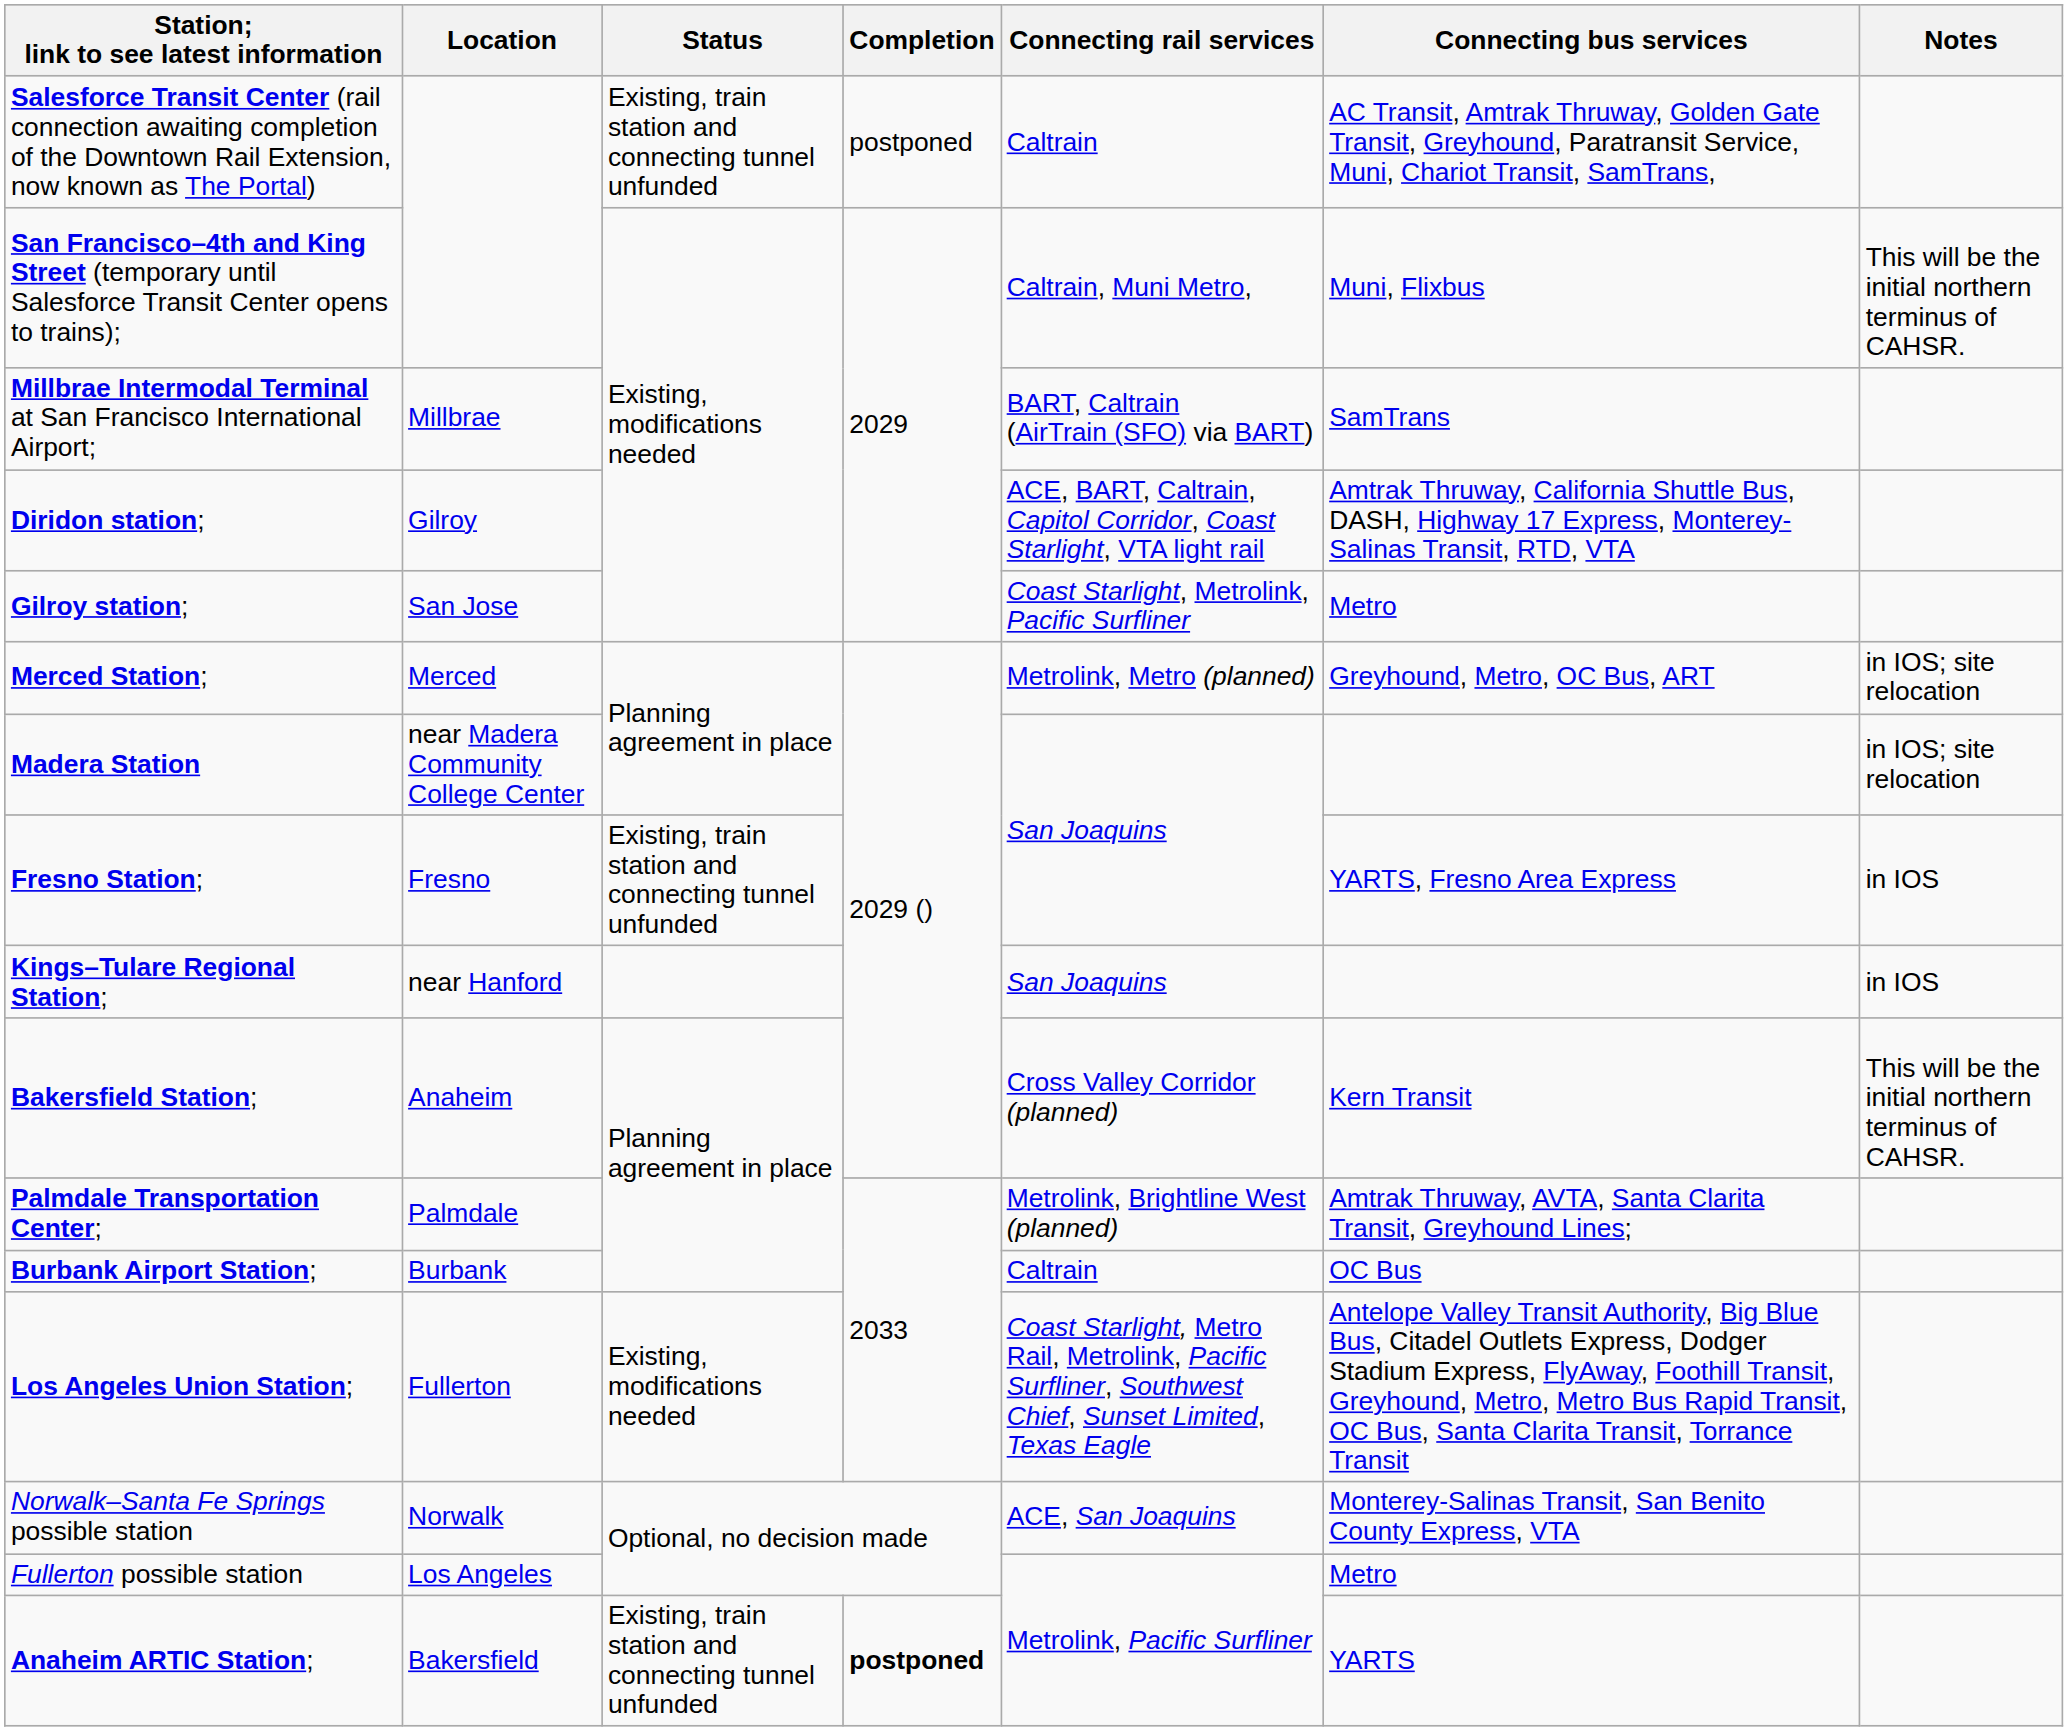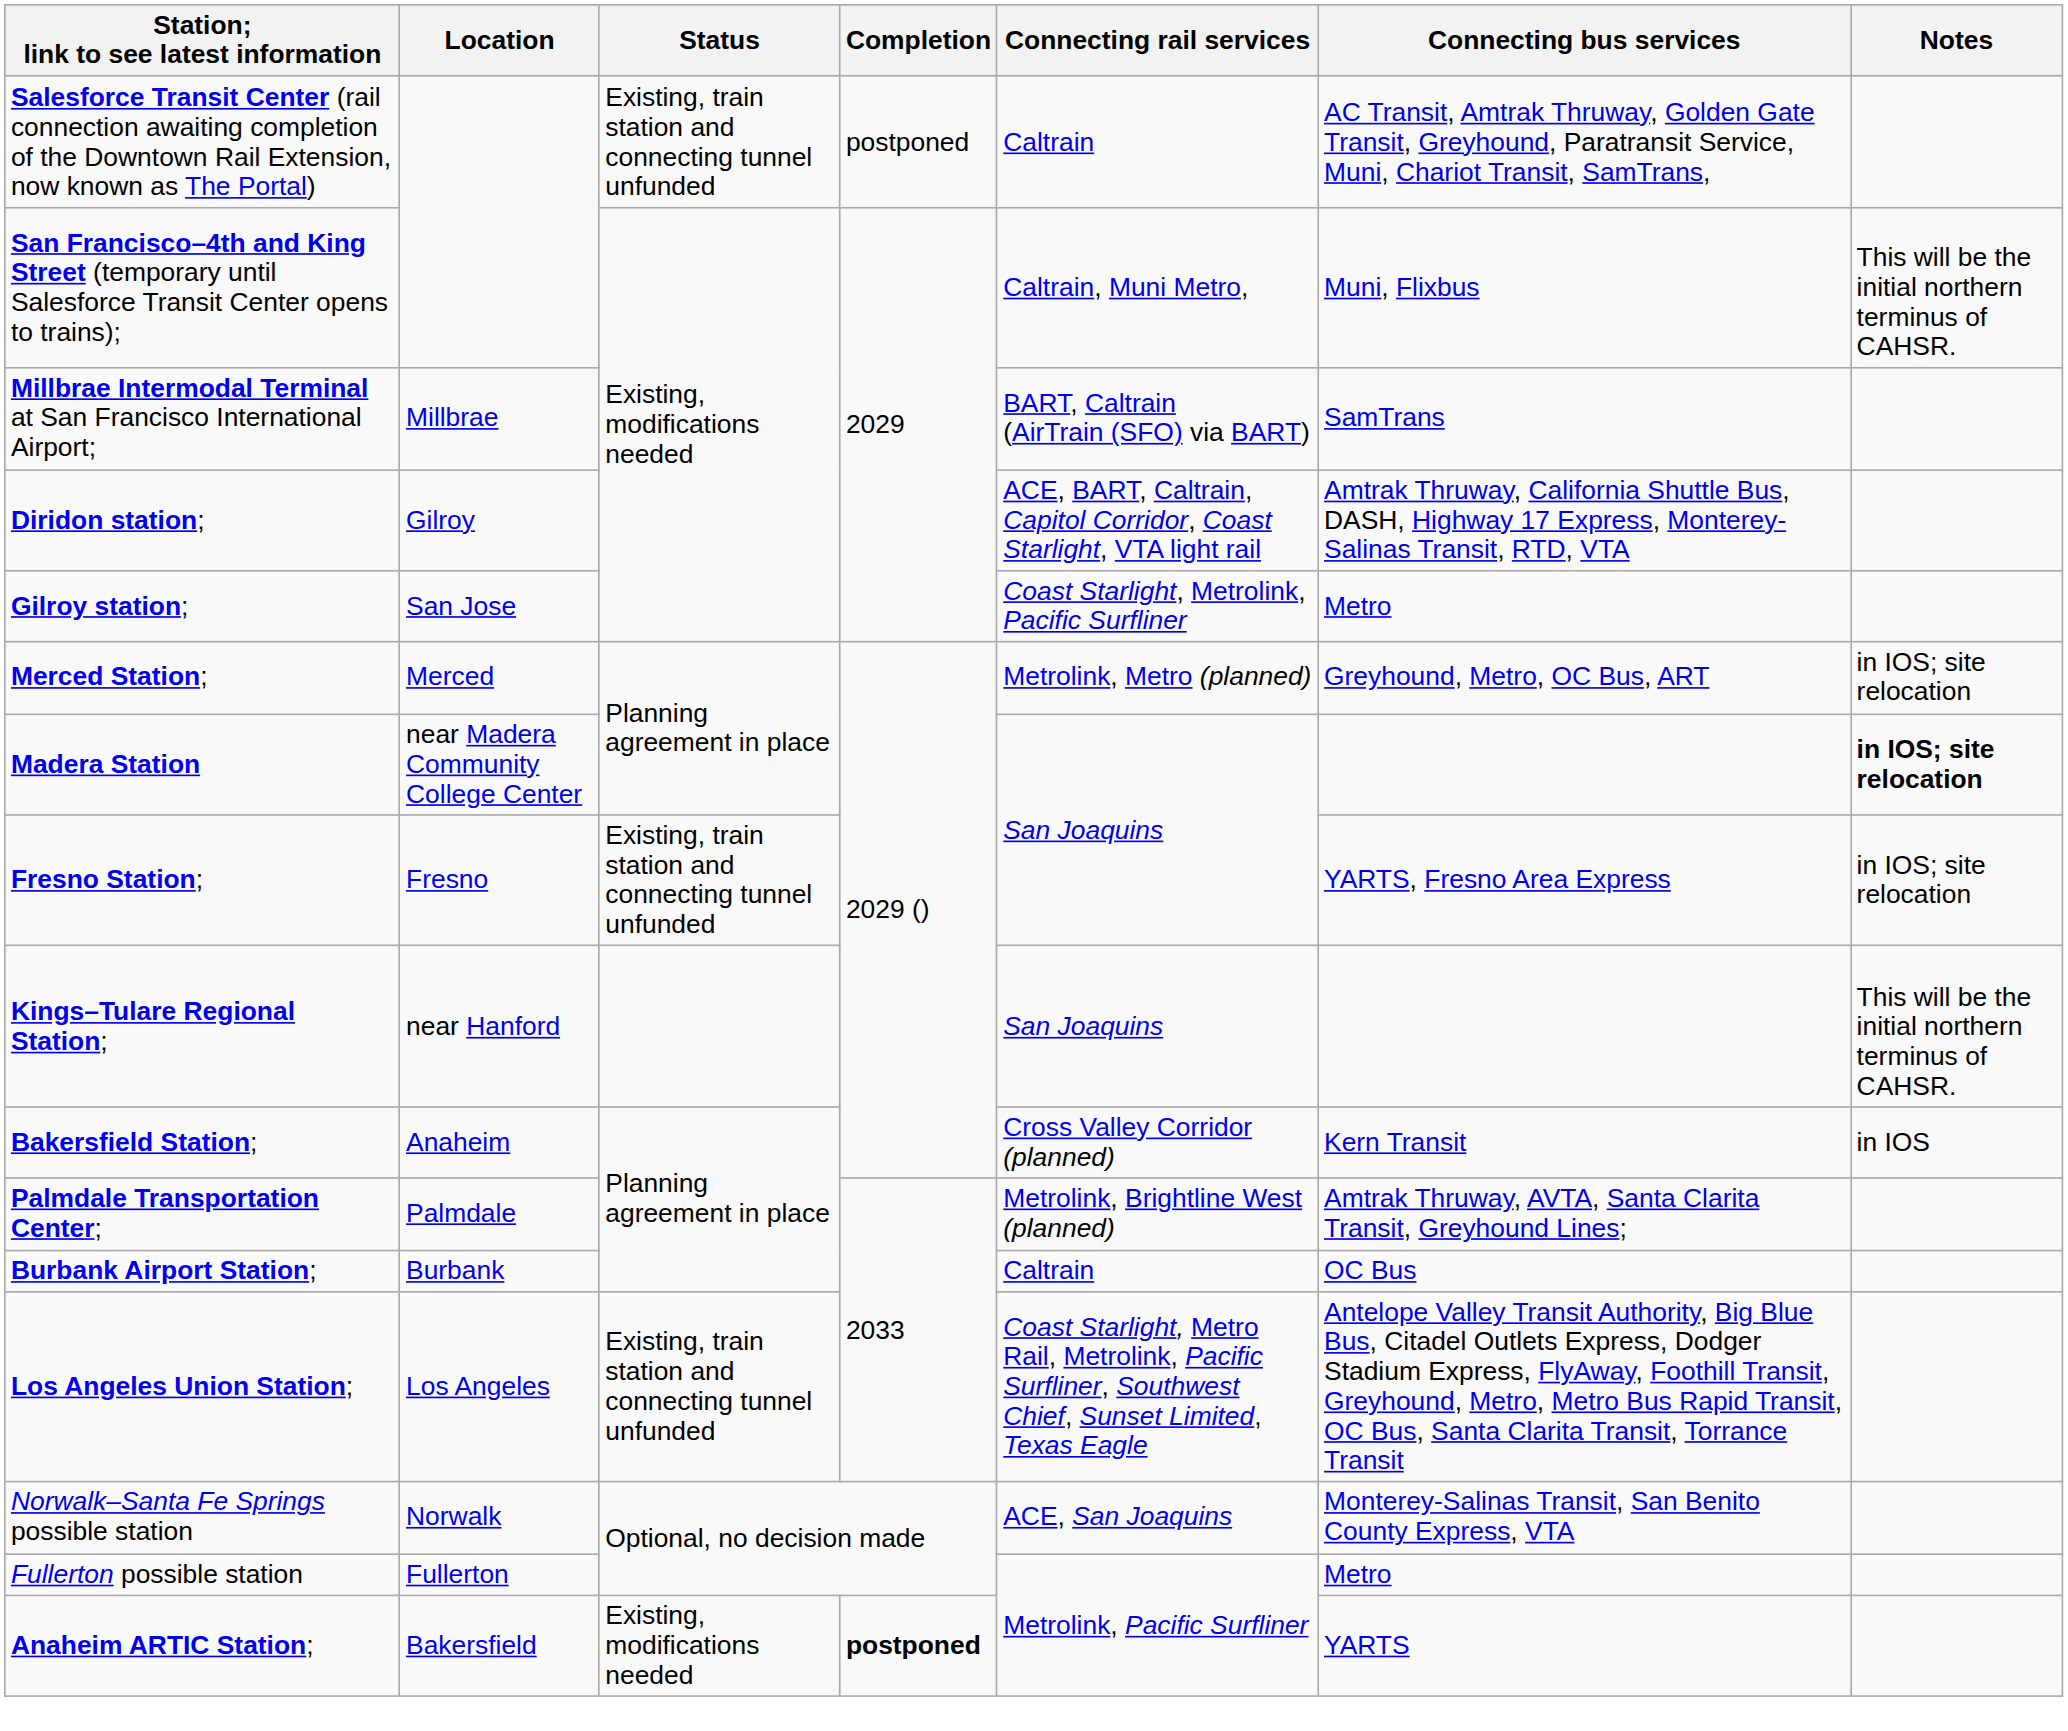(1930, 764) normal -> (1926, 764) bold
(1902, 880) in IOS -> (1921, 880) in IOS; site relocation
(1902, 981) in IOS -> (1944, 1040) This will be the initial northern terminus of CAHSR.
(1953, 1112) This will be the initial northern terminus of CAHSR. -> (1893, 1142) in IOS
(459, 1386) Fullerton -> (478, 1386) Los Angeles
(685, 1386) Existing, modifications needed -> (709, 1386) Existing, train station and connecting tunnel unfunded
(480, 1574) Los Angeles -> (457, 1574) Fullerton
(711, 1660) Existing, train station and connecting tunnel unfunded -> (682, 1645) Existing, modifications needed
